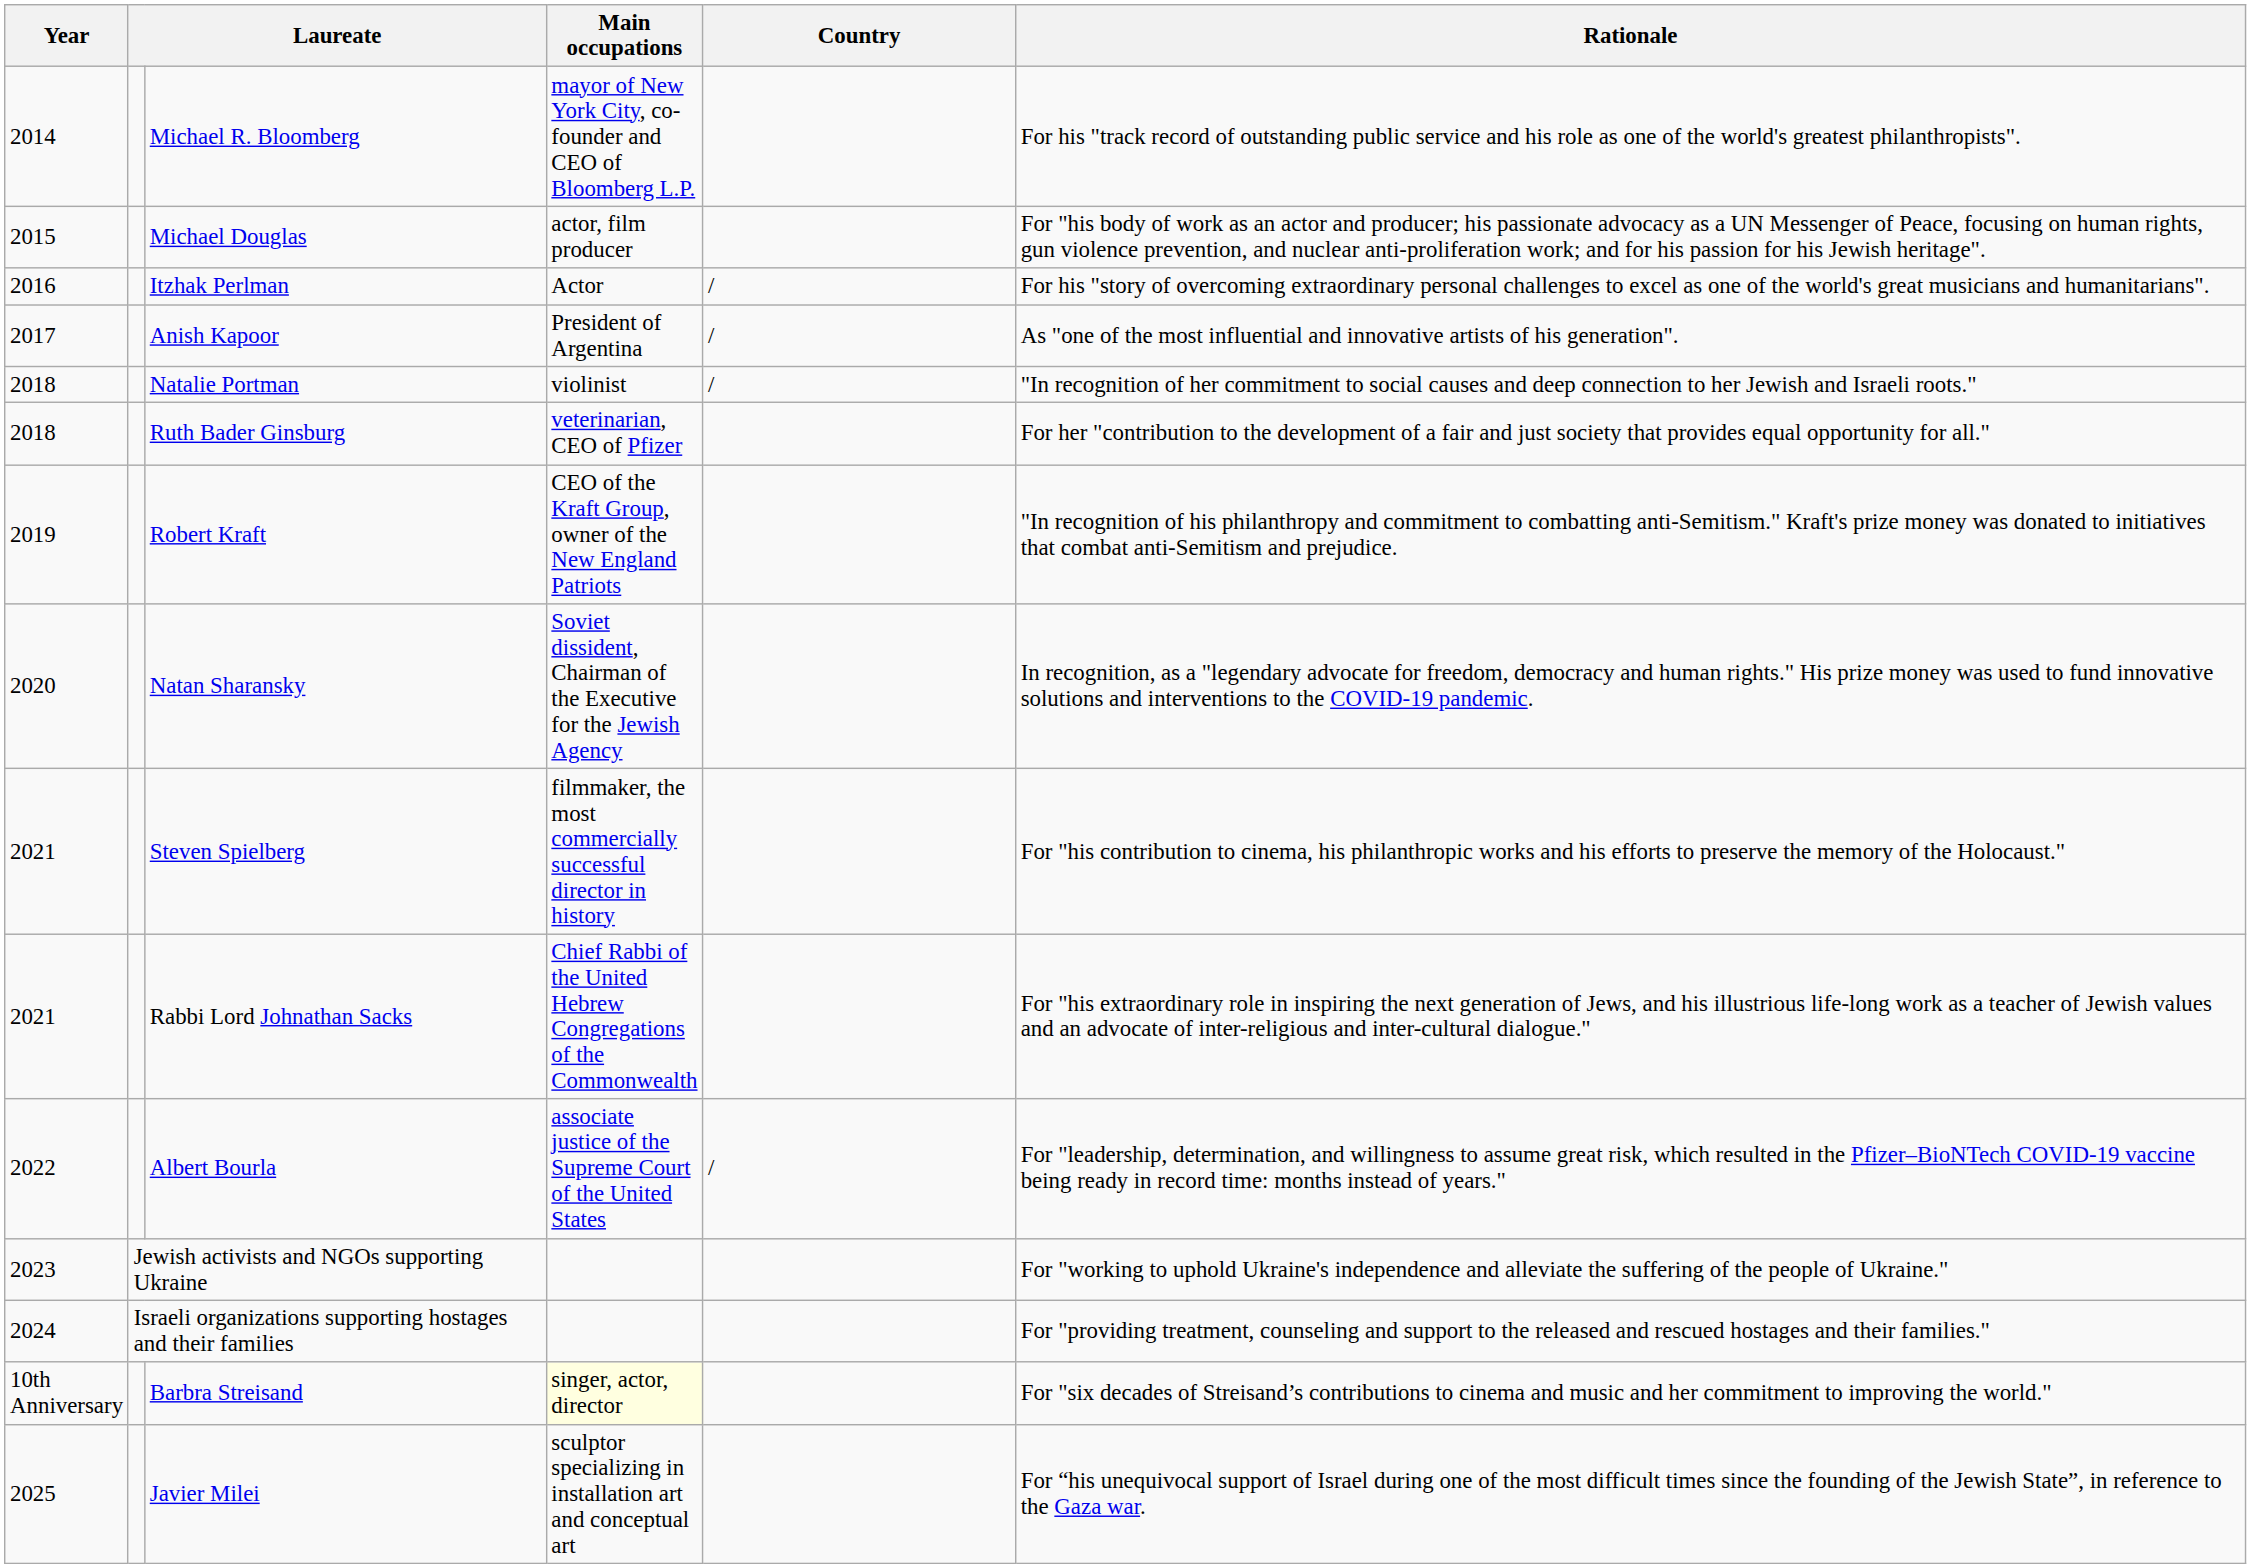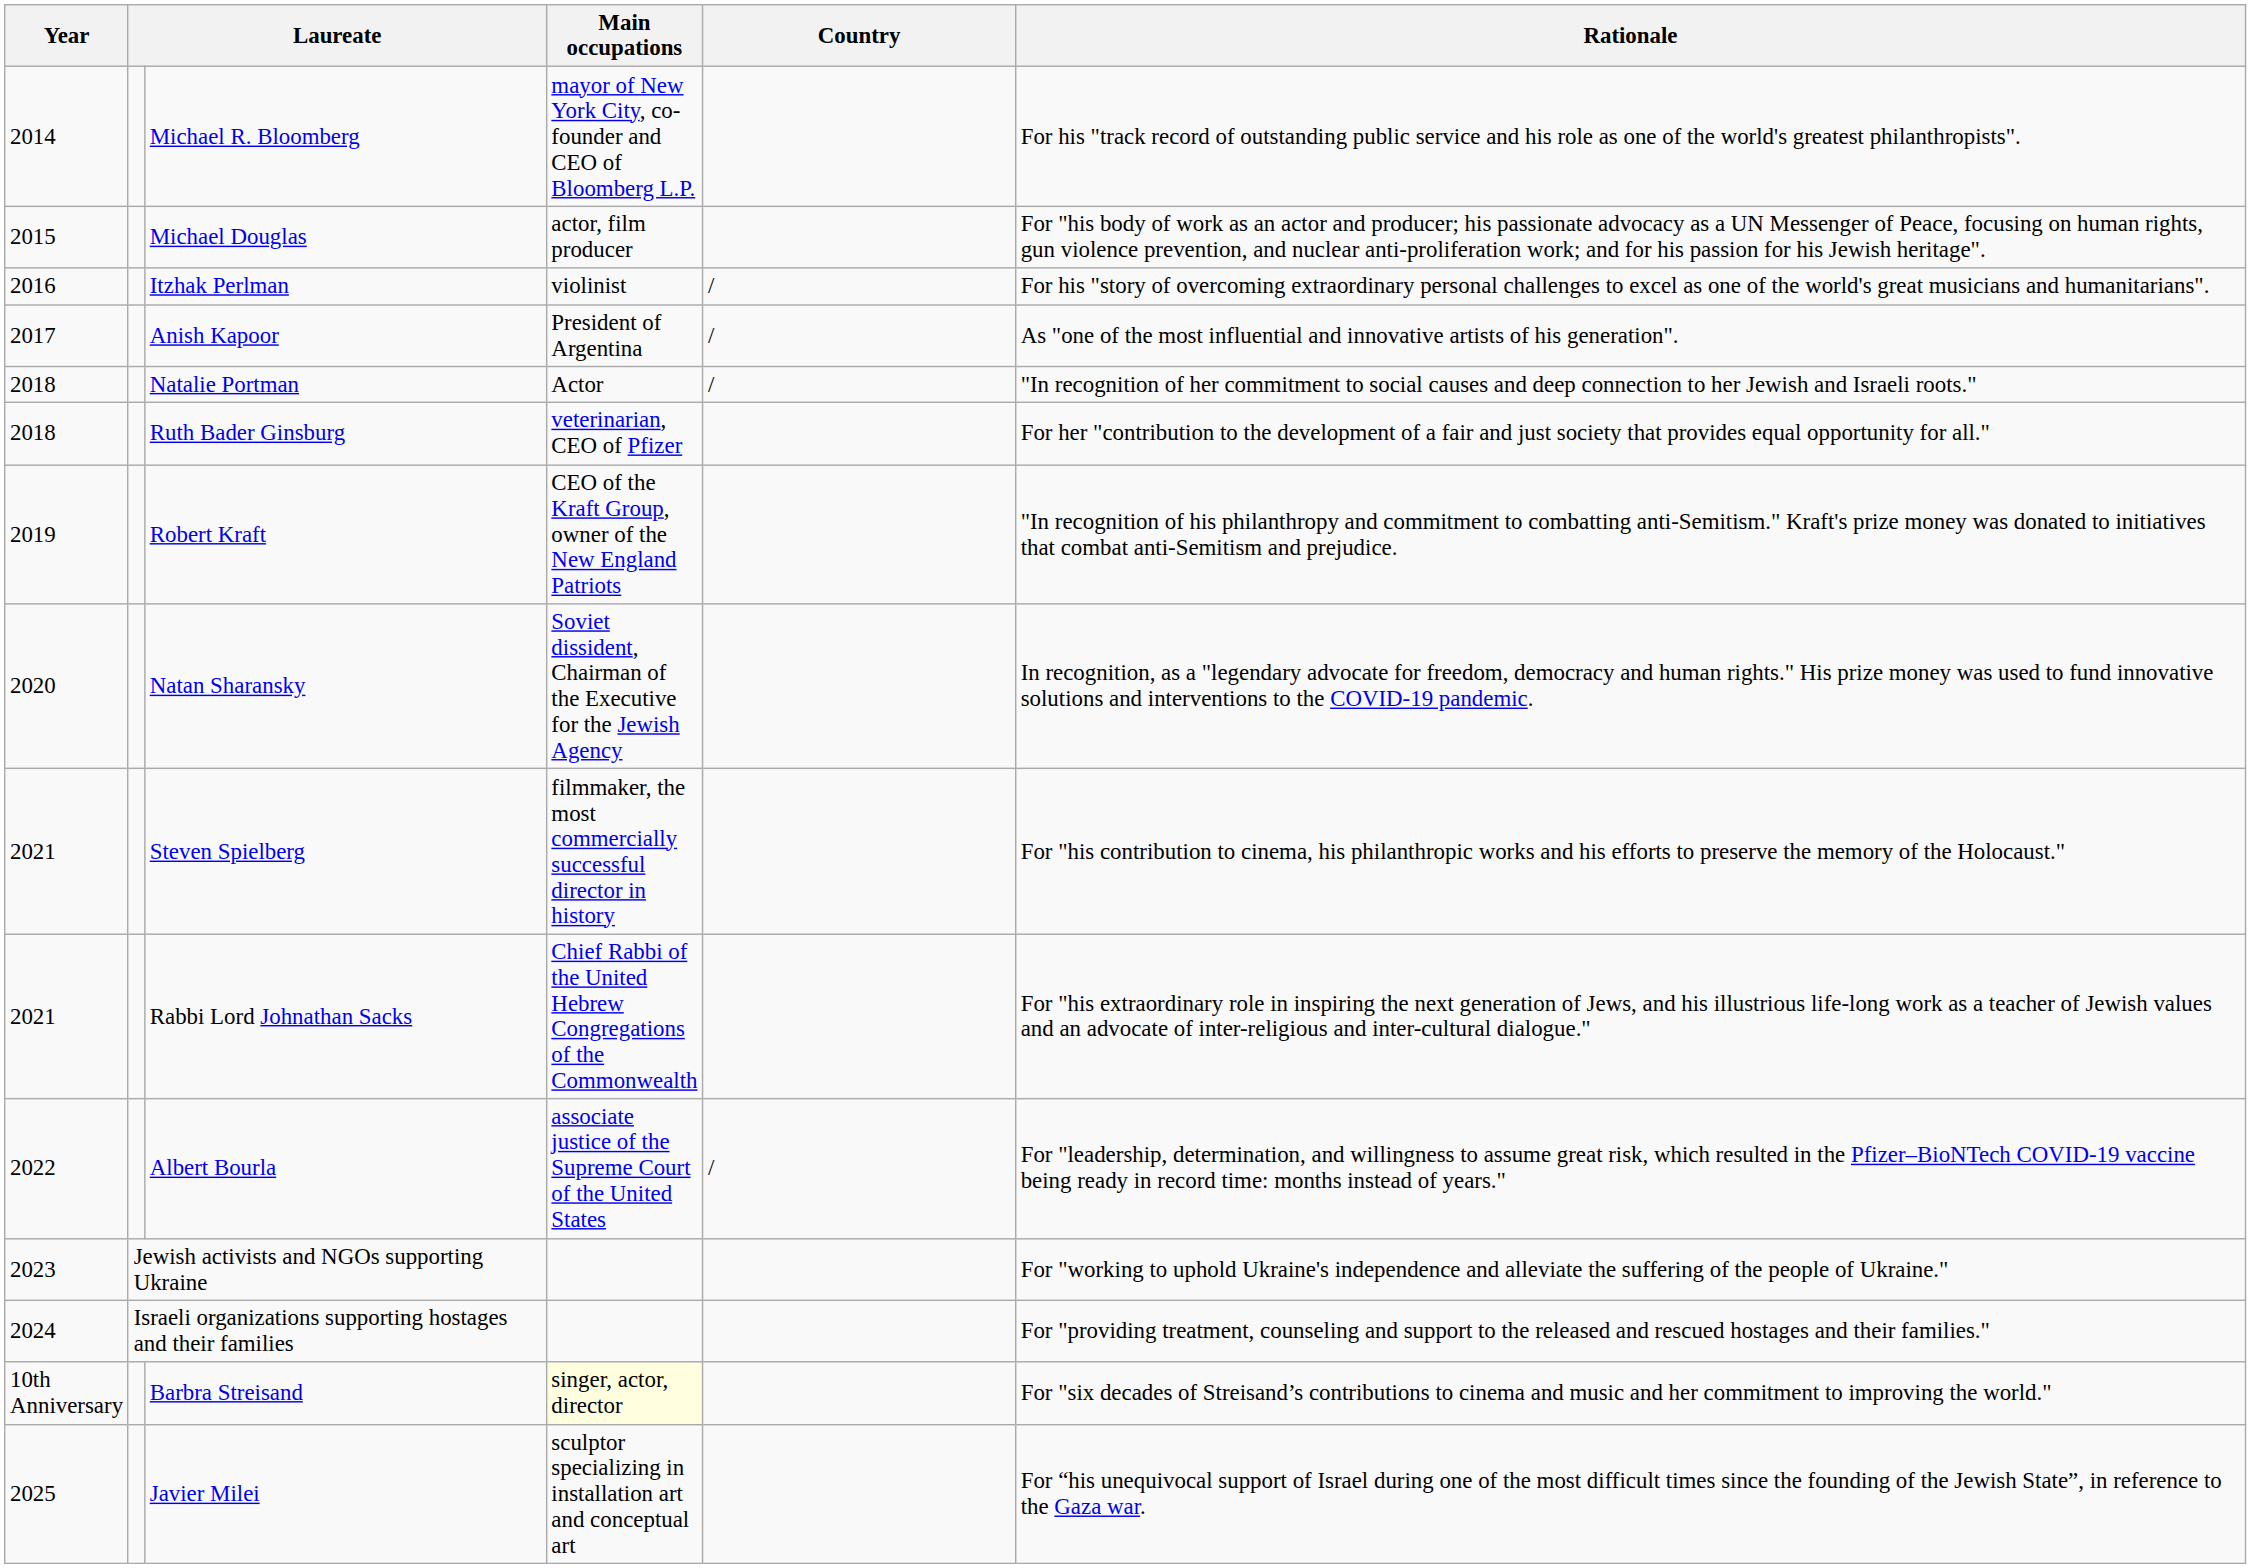(577, 285) Actor -> (589, 285) violinist
(589, 384) violinist -> (577, 384) Actor
